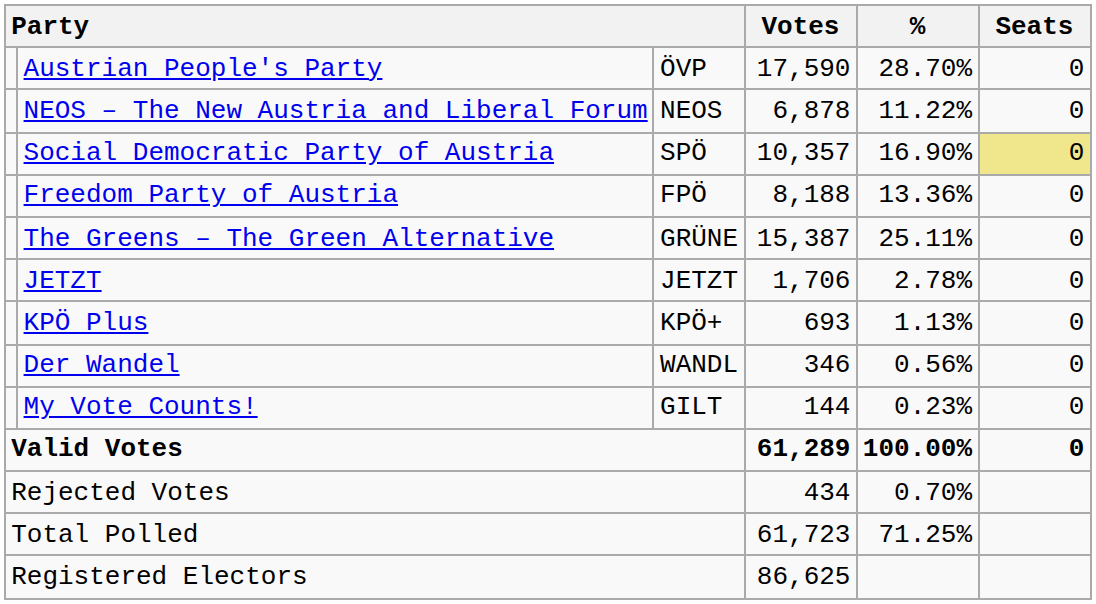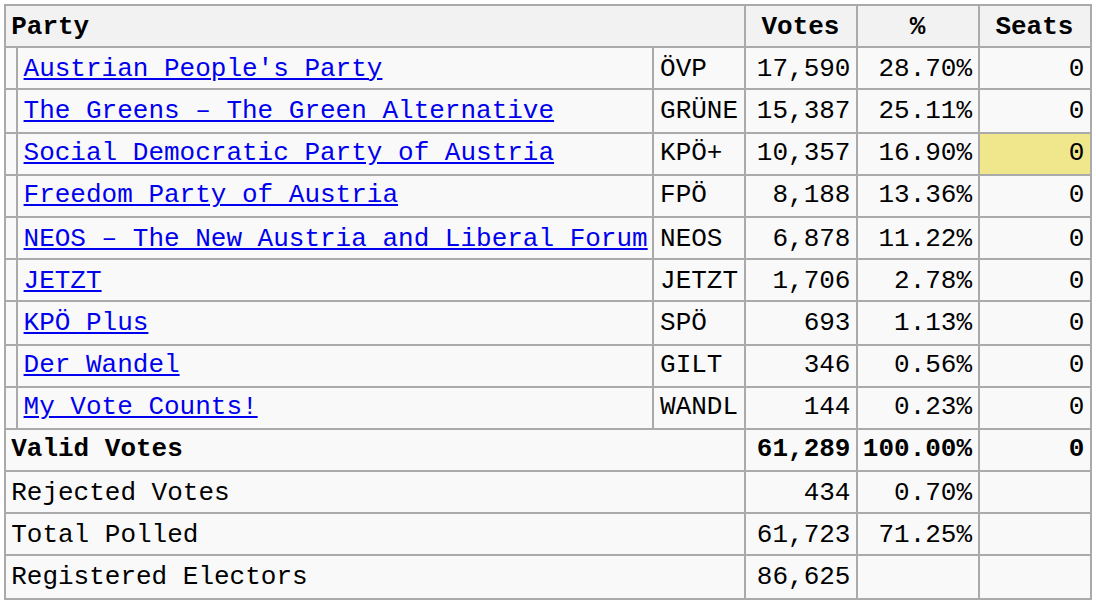rows swapped: (289, 238) <-> (336, 111)
(683, 153) SPÖ -> (691, 153) KPÖ+
(691, 323) KPÖ+ -> (683, 323) SPÖ
(699, 365) WANDL -> (691, 365) GILT
(691, 408) GILT -> (699, 408) WANDL
